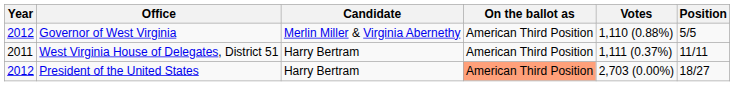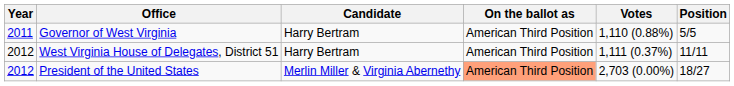(20, 33) 2012 -> (20, 33) 2011
(372, 33) Merlin Miller & Virginia Abernethy -> (322, 33) Harry Bertram
(20, 52) 2011 -> (20, 52) 2012
(322, 71) Harry Bertram -> (372, 71) Merlin Miller & Virginia Abernethy
